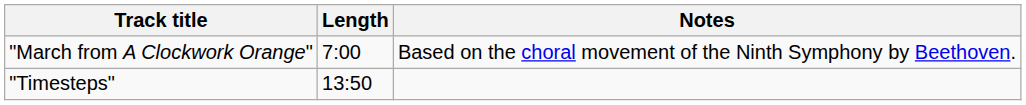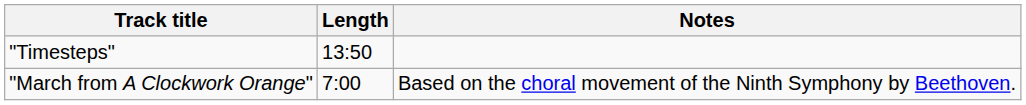rows swapped: (62, 83) <-> (161, 52)
